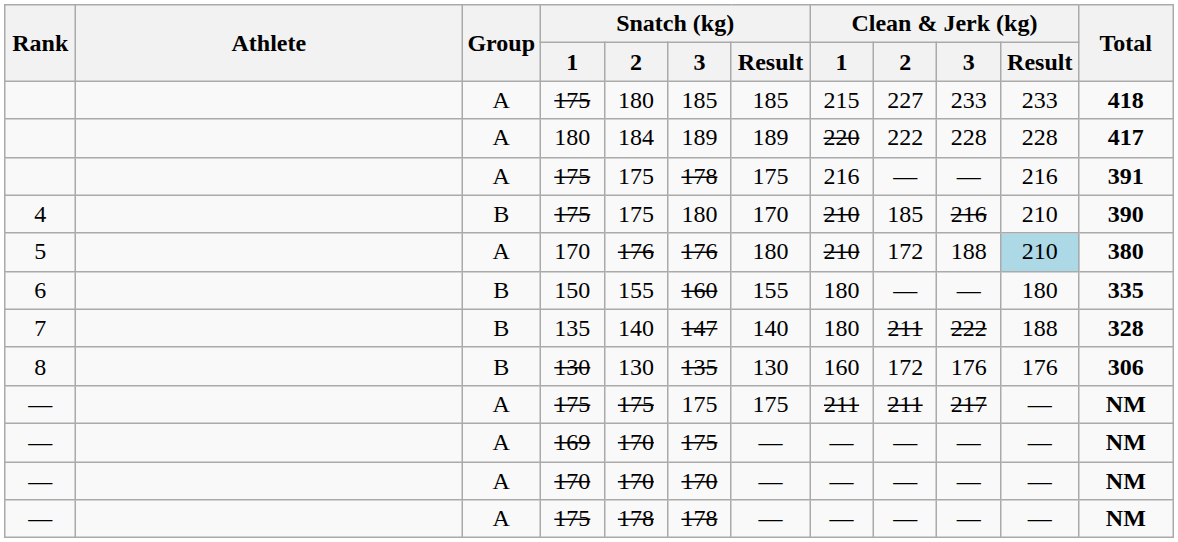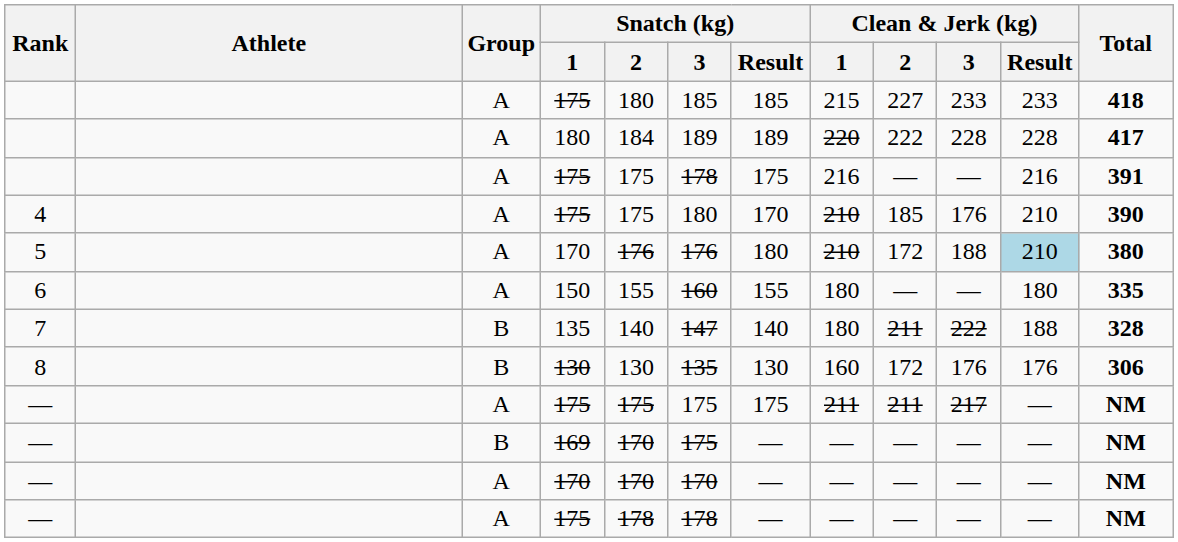(501, 213) B -> (501, 213) A
(969, 213) 216 -> (969, 213) 176
(501, 289) B -> (501, 289) A
(501, 442) A -> (501, 442) B
